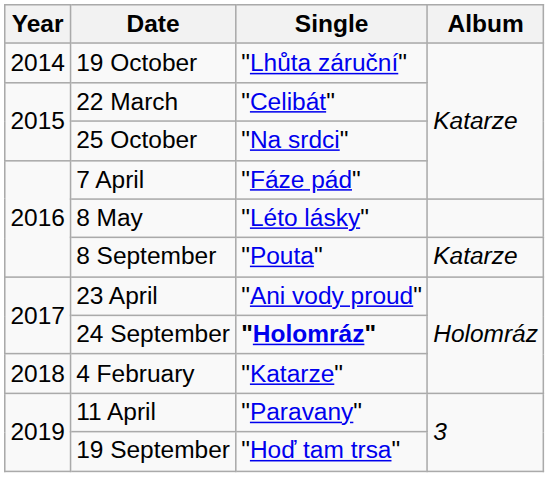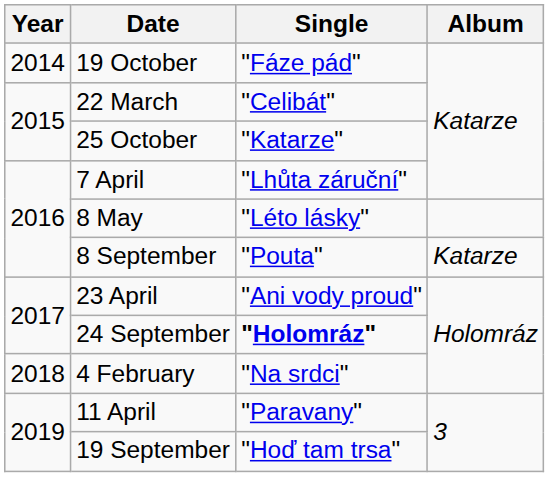(324, 62) "Lhůta záruční" -> (301, 62) "Fáze pád"
(295, 140) "Na srdci" -> (292, 140) "Katarze"
(301, 179) "Fáze pád" -> (324, 179) "Lhůta záruční"
(292, 373) "Katarze" -> (295, 373) "Na srdci"
